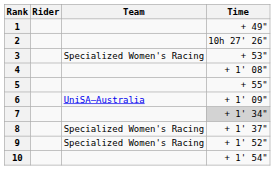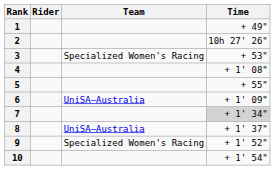(134, 129) Specialized Women's Racing -> (104, 129) UniSA–Australia
